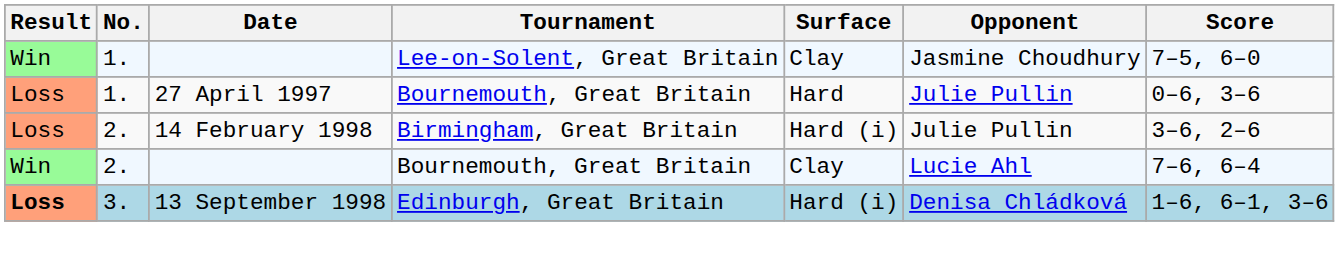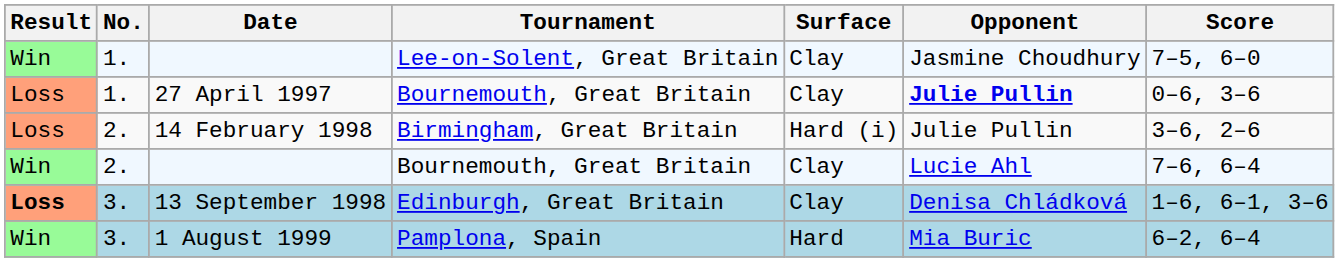(817, 95) Hard -> (817, 95) Clay
(991, 95) normal -> (991, 95) bold
(844, 203) Hard (i) -> (817, 203) Clay
+ row: (243, 239)
